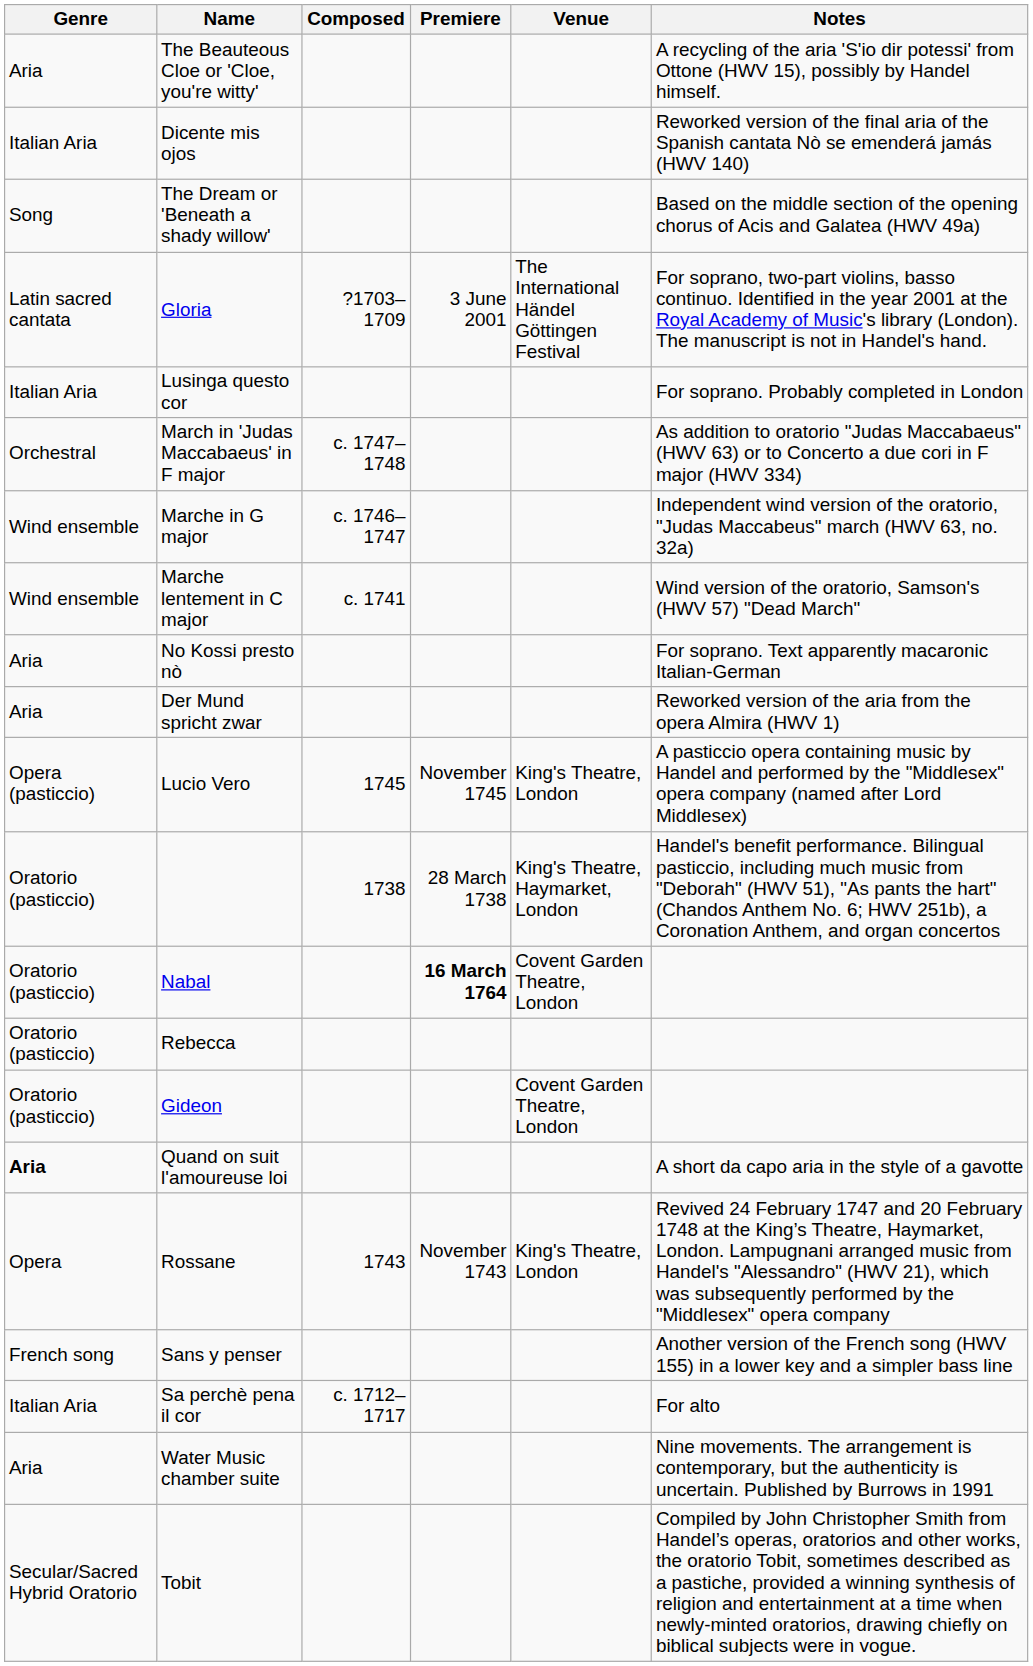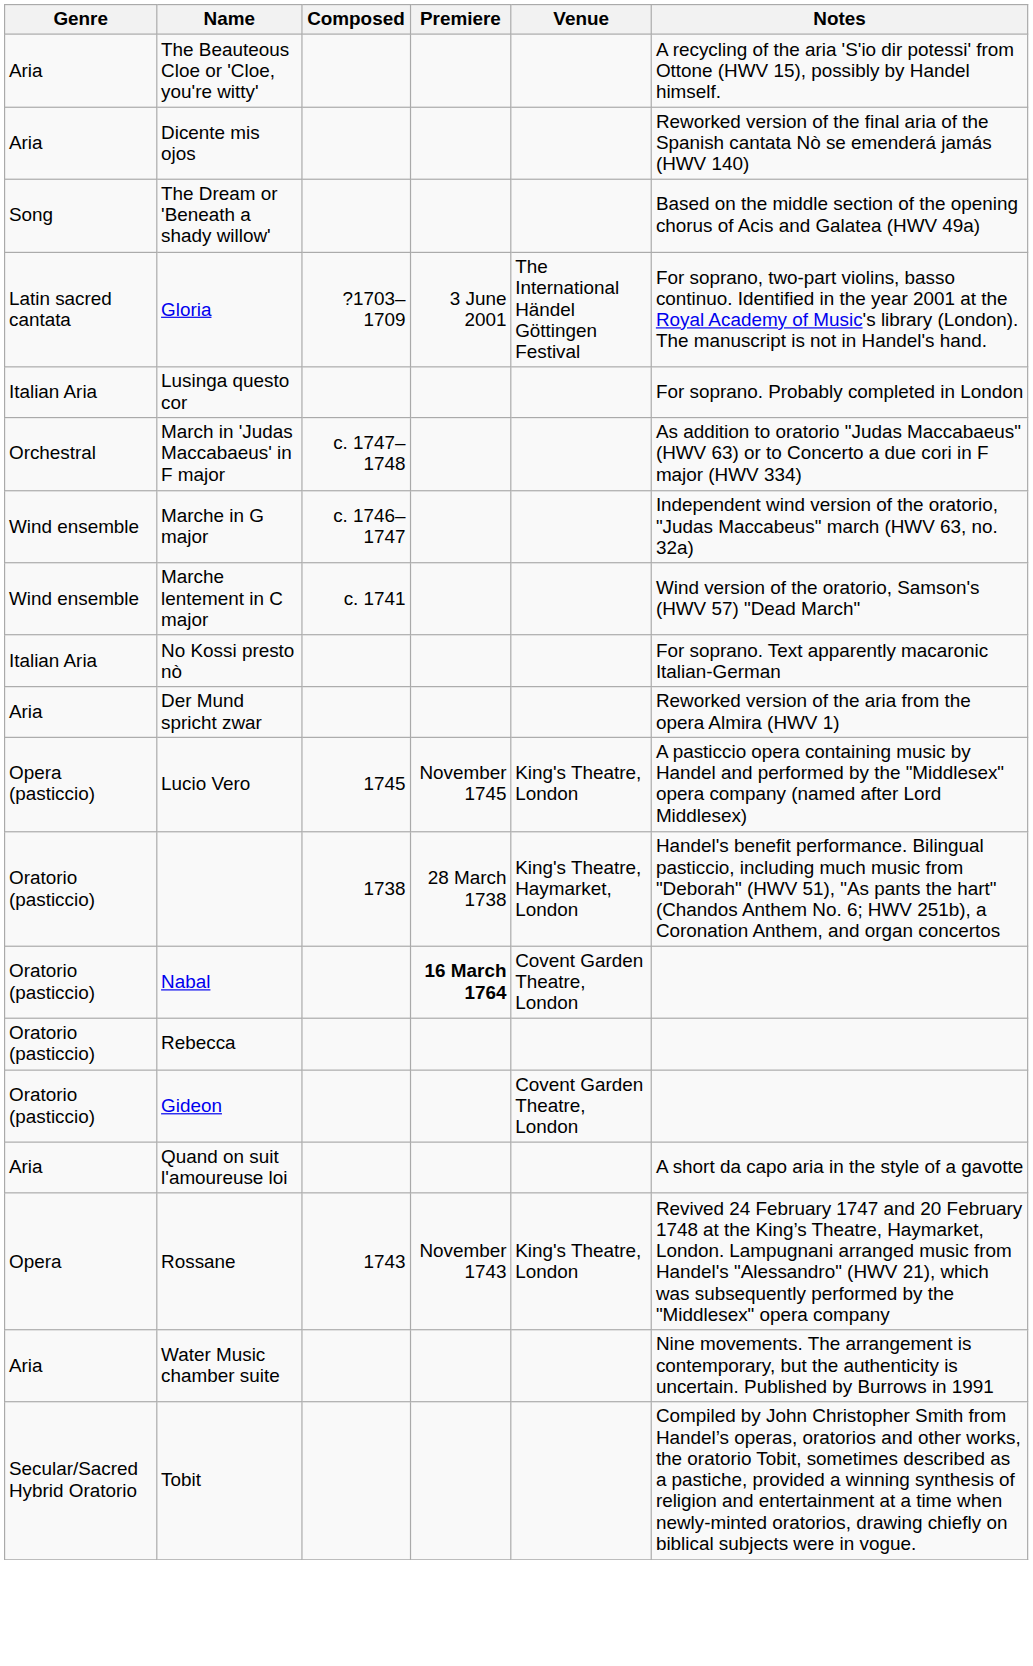(53, 143) Italian Aria -> (26, 143) Aria
(26, 660) Aria -> (53, 660) Italian Aria
(27, 1167) bold -> (26, 1167) normal
- row: (221, 1354)
- row: (228, 1406)
